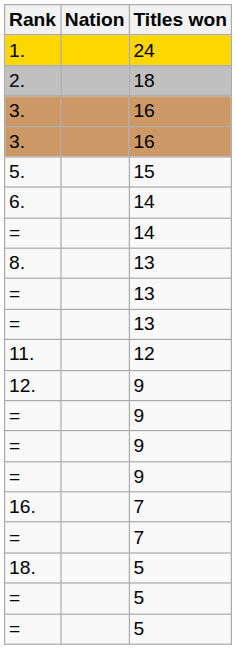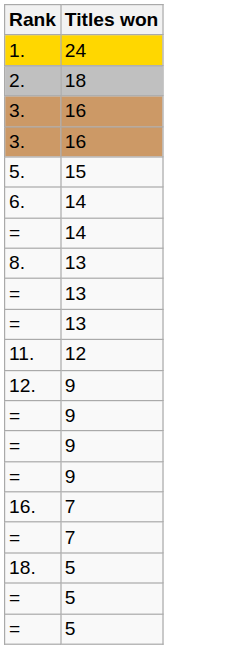- column: (95, 19)
